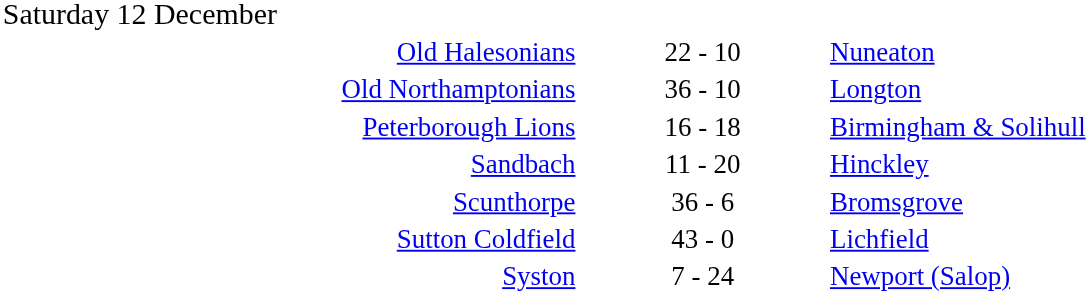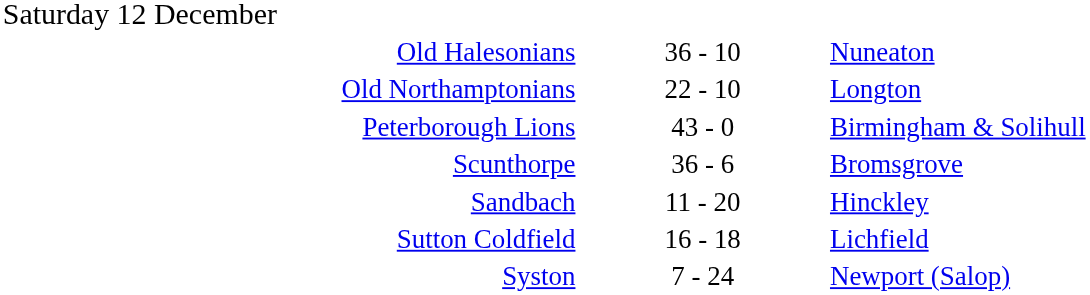(703, 52) 22 - 10 -> (703, 52) 36 - 10
(703, 89) 36 - 10 -> (703, 89) 22 - 10
(703, 126) 16 - 18 -> (703, 126) 43 - 0
rows swapped: (523, 164) <-> (514, 201)
(703, 239) 43 - 0 -> (703, 239) 16 - 18
